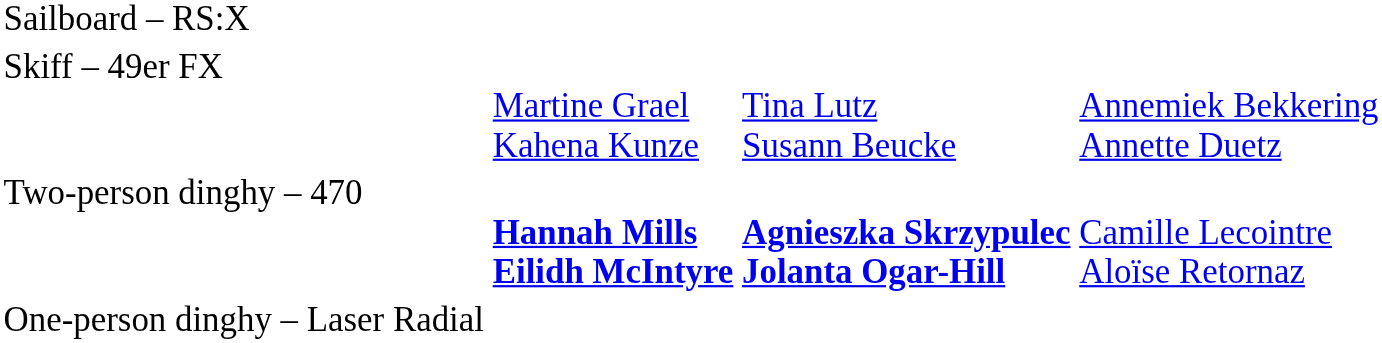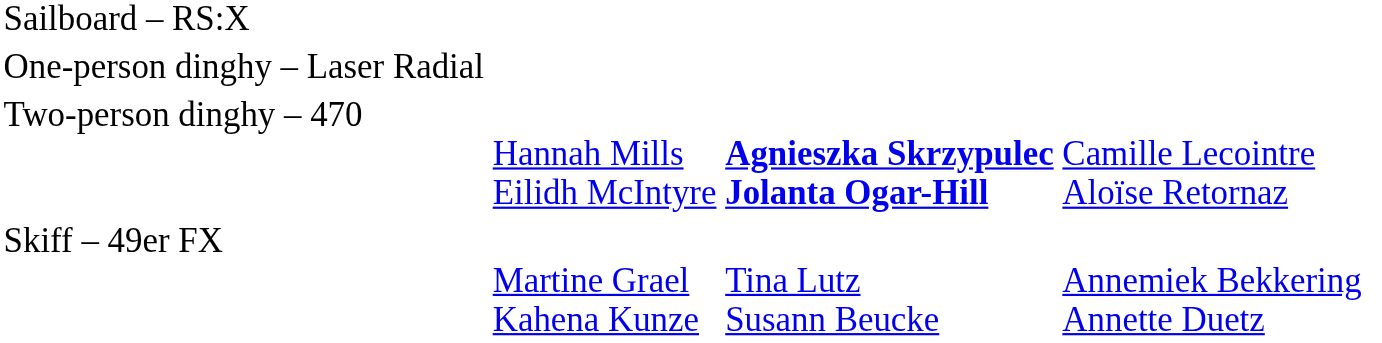rows swapped: (244, 319) <-> (113, 66)
(613, 251) bold -> (605, 173) normal
